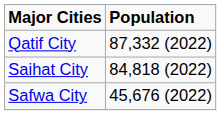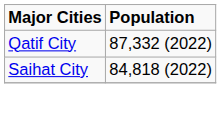- row: (48, 95)
